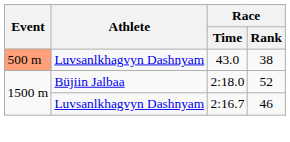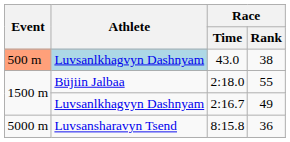(129, 60) no background -> (129, 60) lightblue background
(266, 82) 52 -> (266, 82) 55
(266, 104) 46 -> (266, 104) 49
+ row: (227, 126)
